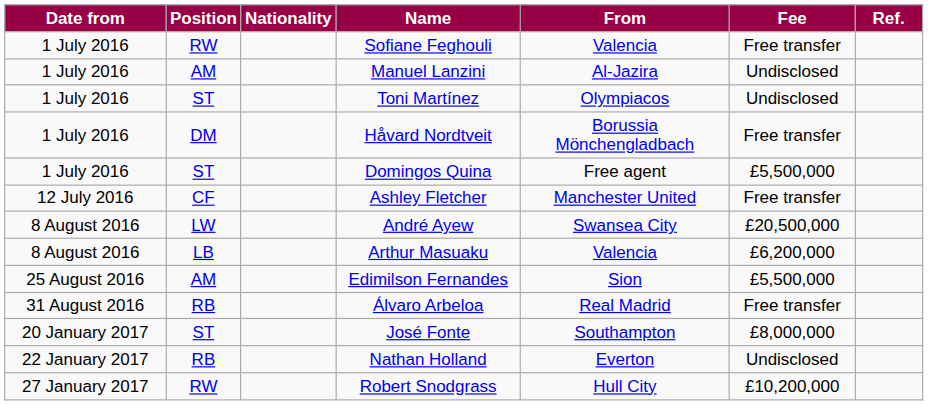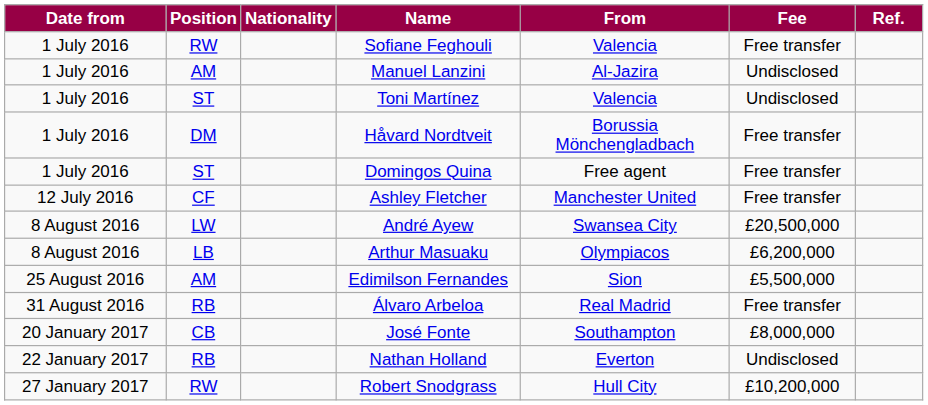(625, 99) Olympiacos -> (625, 99) Valencia
(792, 172) £5,500,000 -> (792, 172) Free transfer
(625, 252) Valencia -> (625, 252) Olympiacos
(203, 333) ST -> (203, 333) CB
